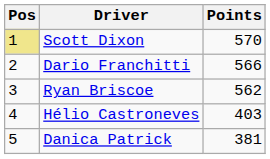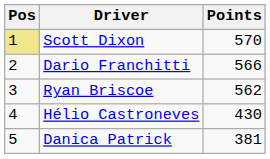(248, 116) 403 -> (248, 116) 430
